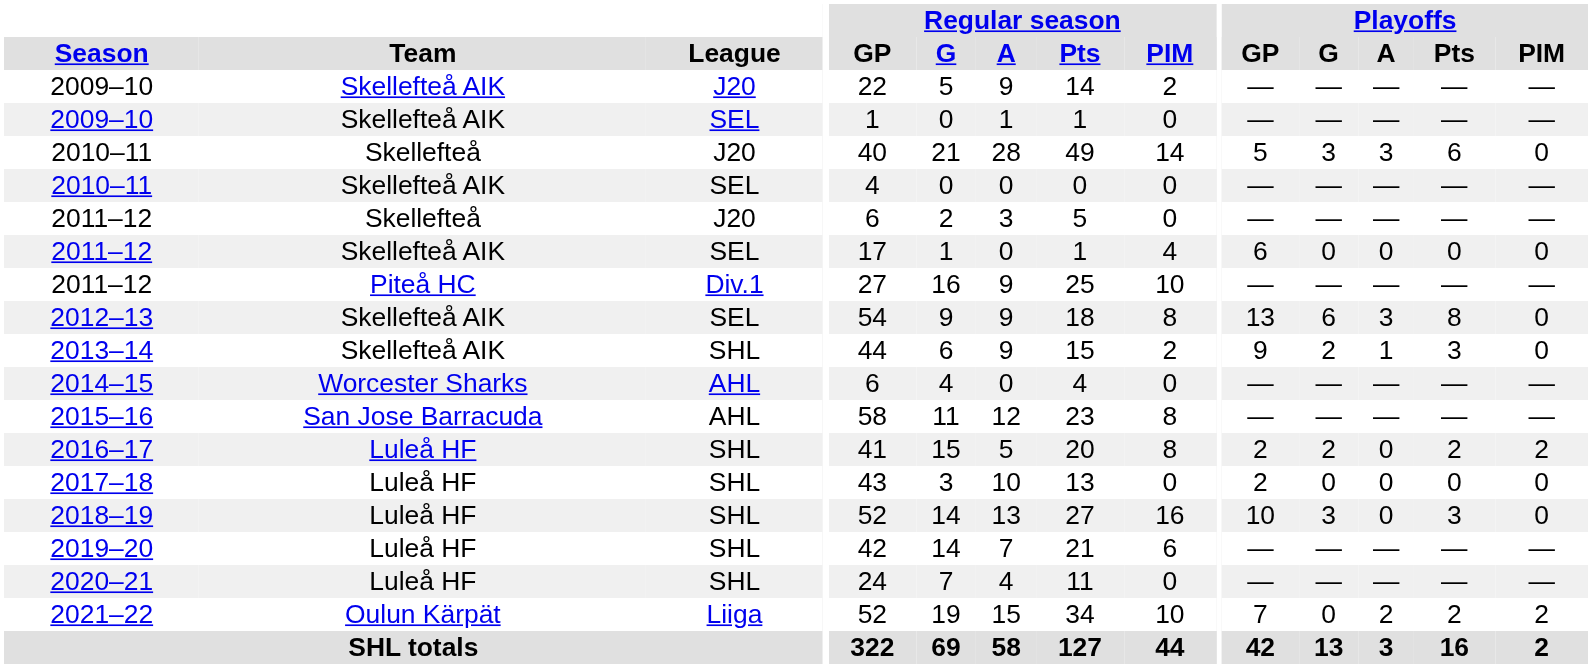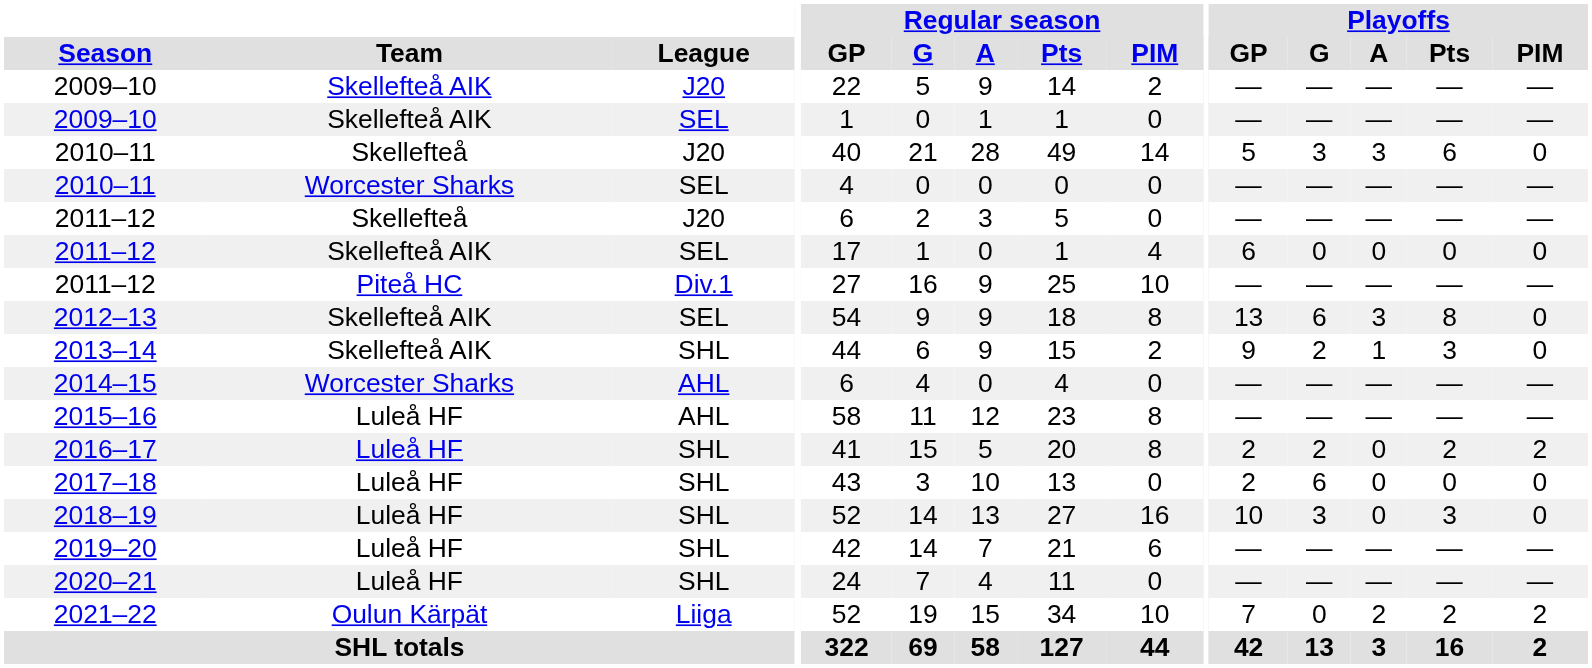(423, 185) Skellefteå AIK -> (409, 185) Worcester Sharks
(423, 416) San Jose Barracuda -> (409, 416) Luleå HF
(1329, 482) 0 -> (1319, 482) 6
